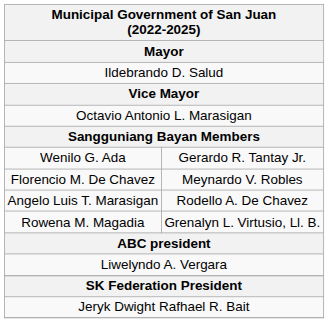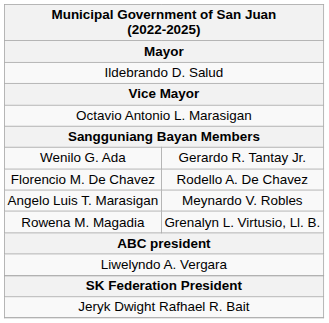(242, 179) Meynardo V. Robles -> (242, 179) Rodello A. De Chavez
(242, 200) Rodello A. De Chavez -> (242, 200) Meynardo V. Robles
